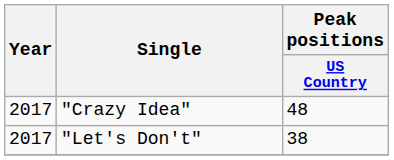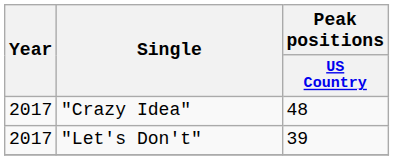(297, 140) 38 -> (297, 140) 39
